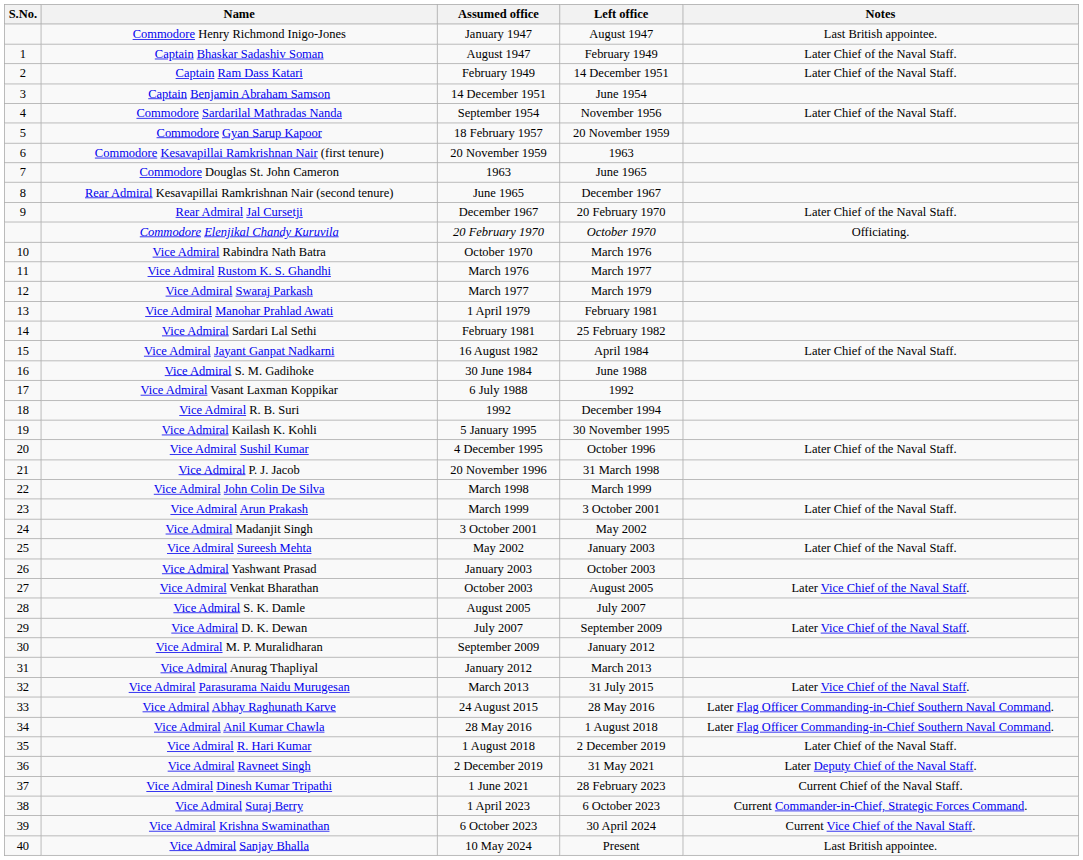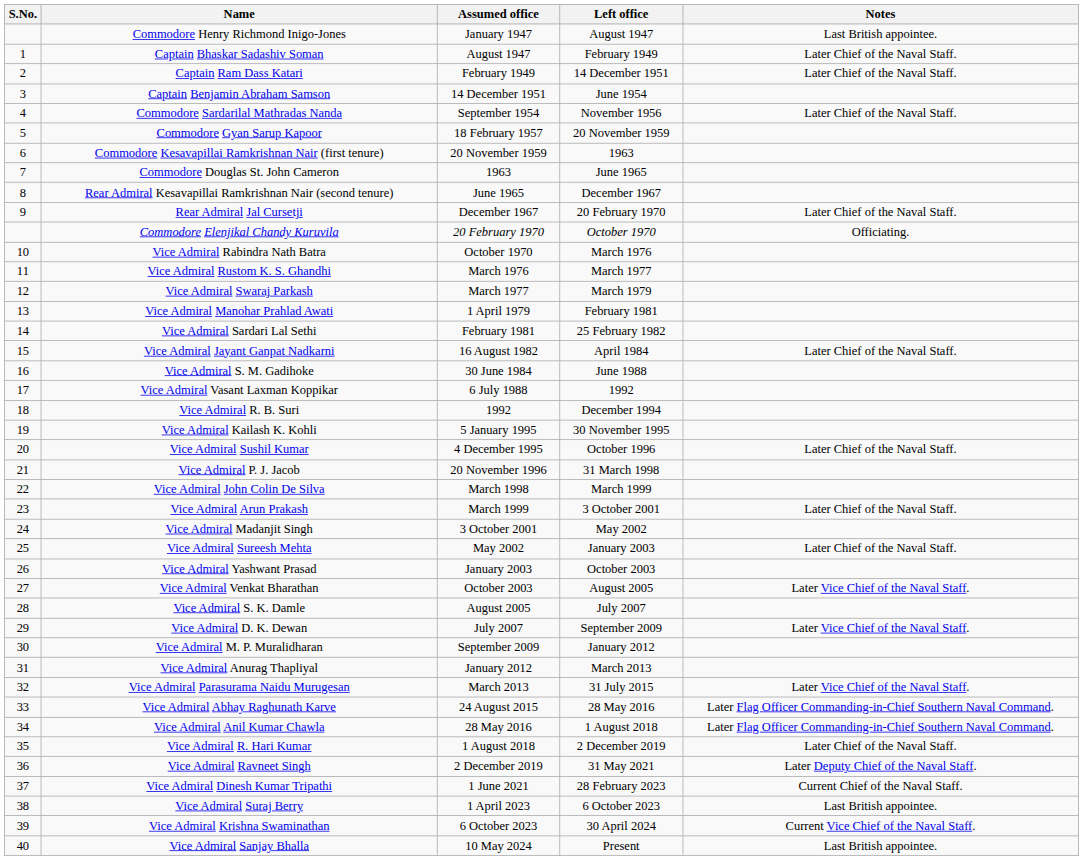(880, 806) Current Commander-in-Chief, Strategic Forces Command. -> (880, 806) Last British appointee.
